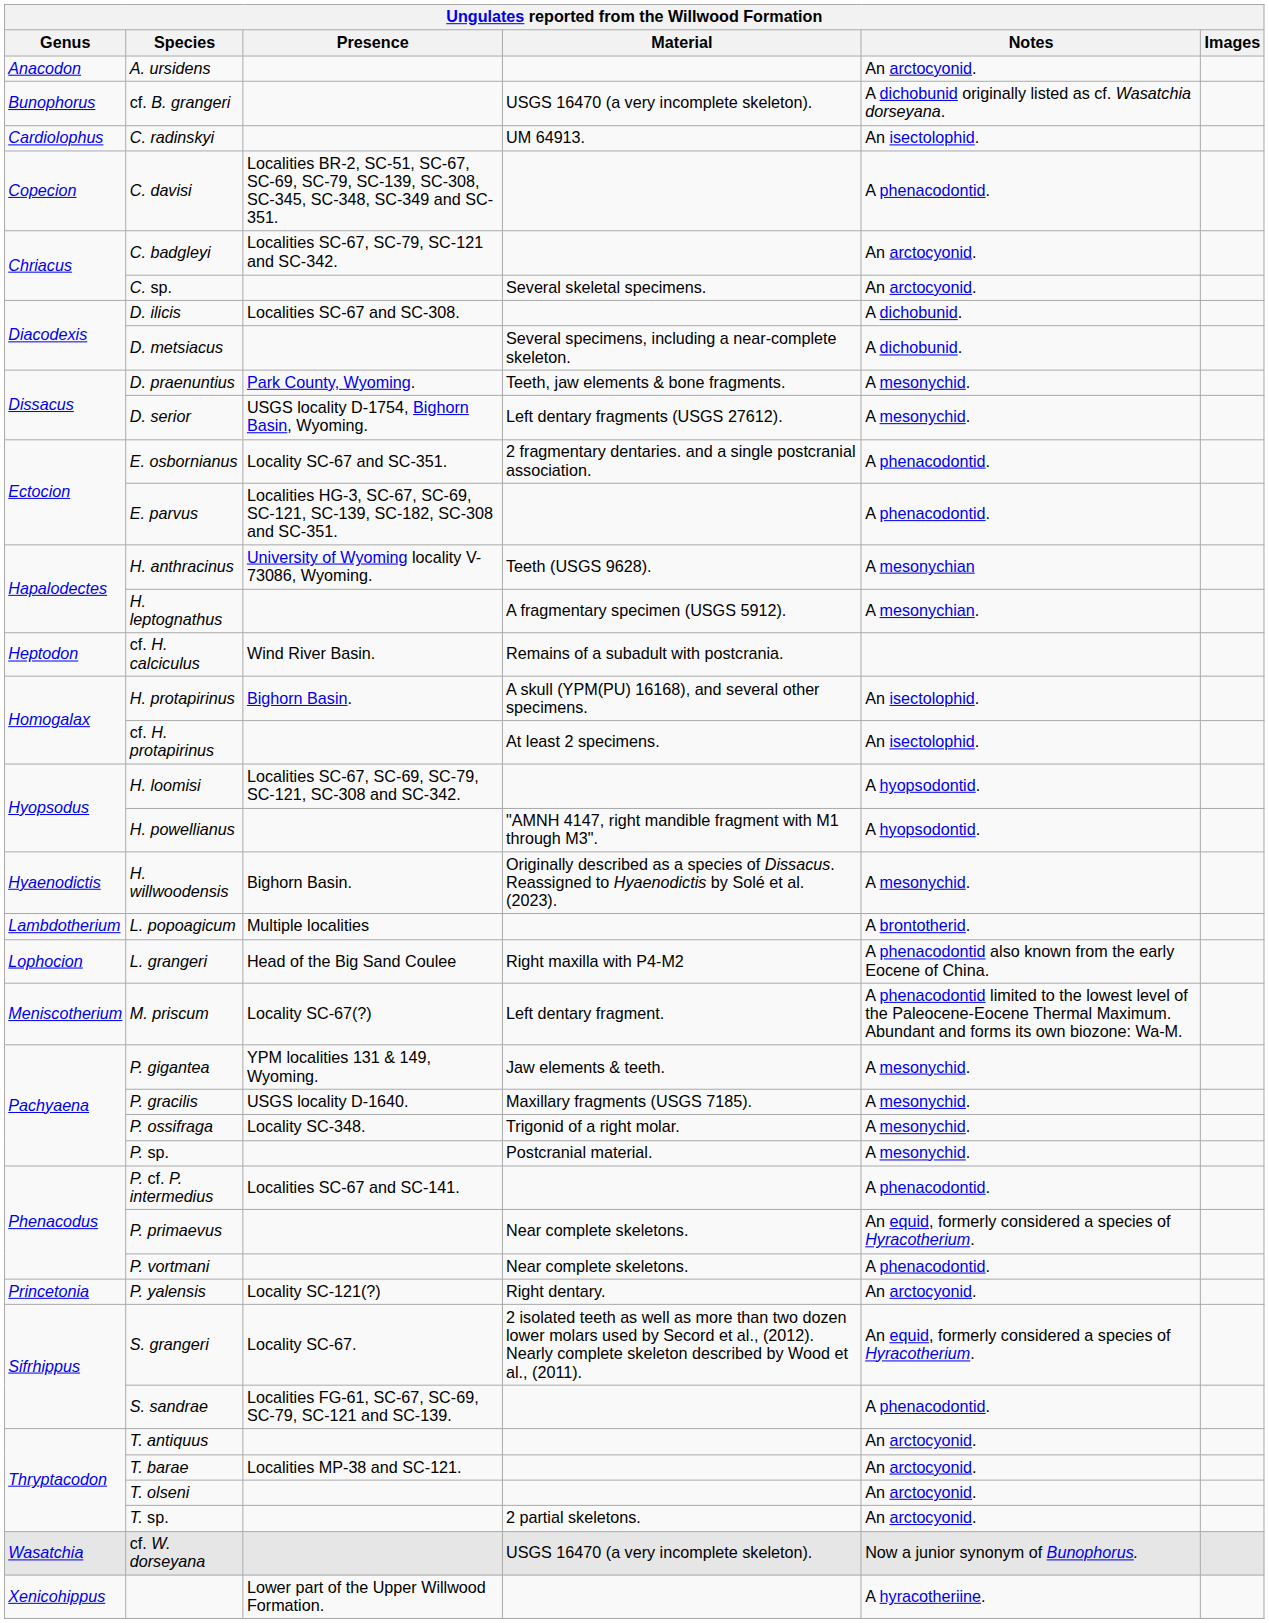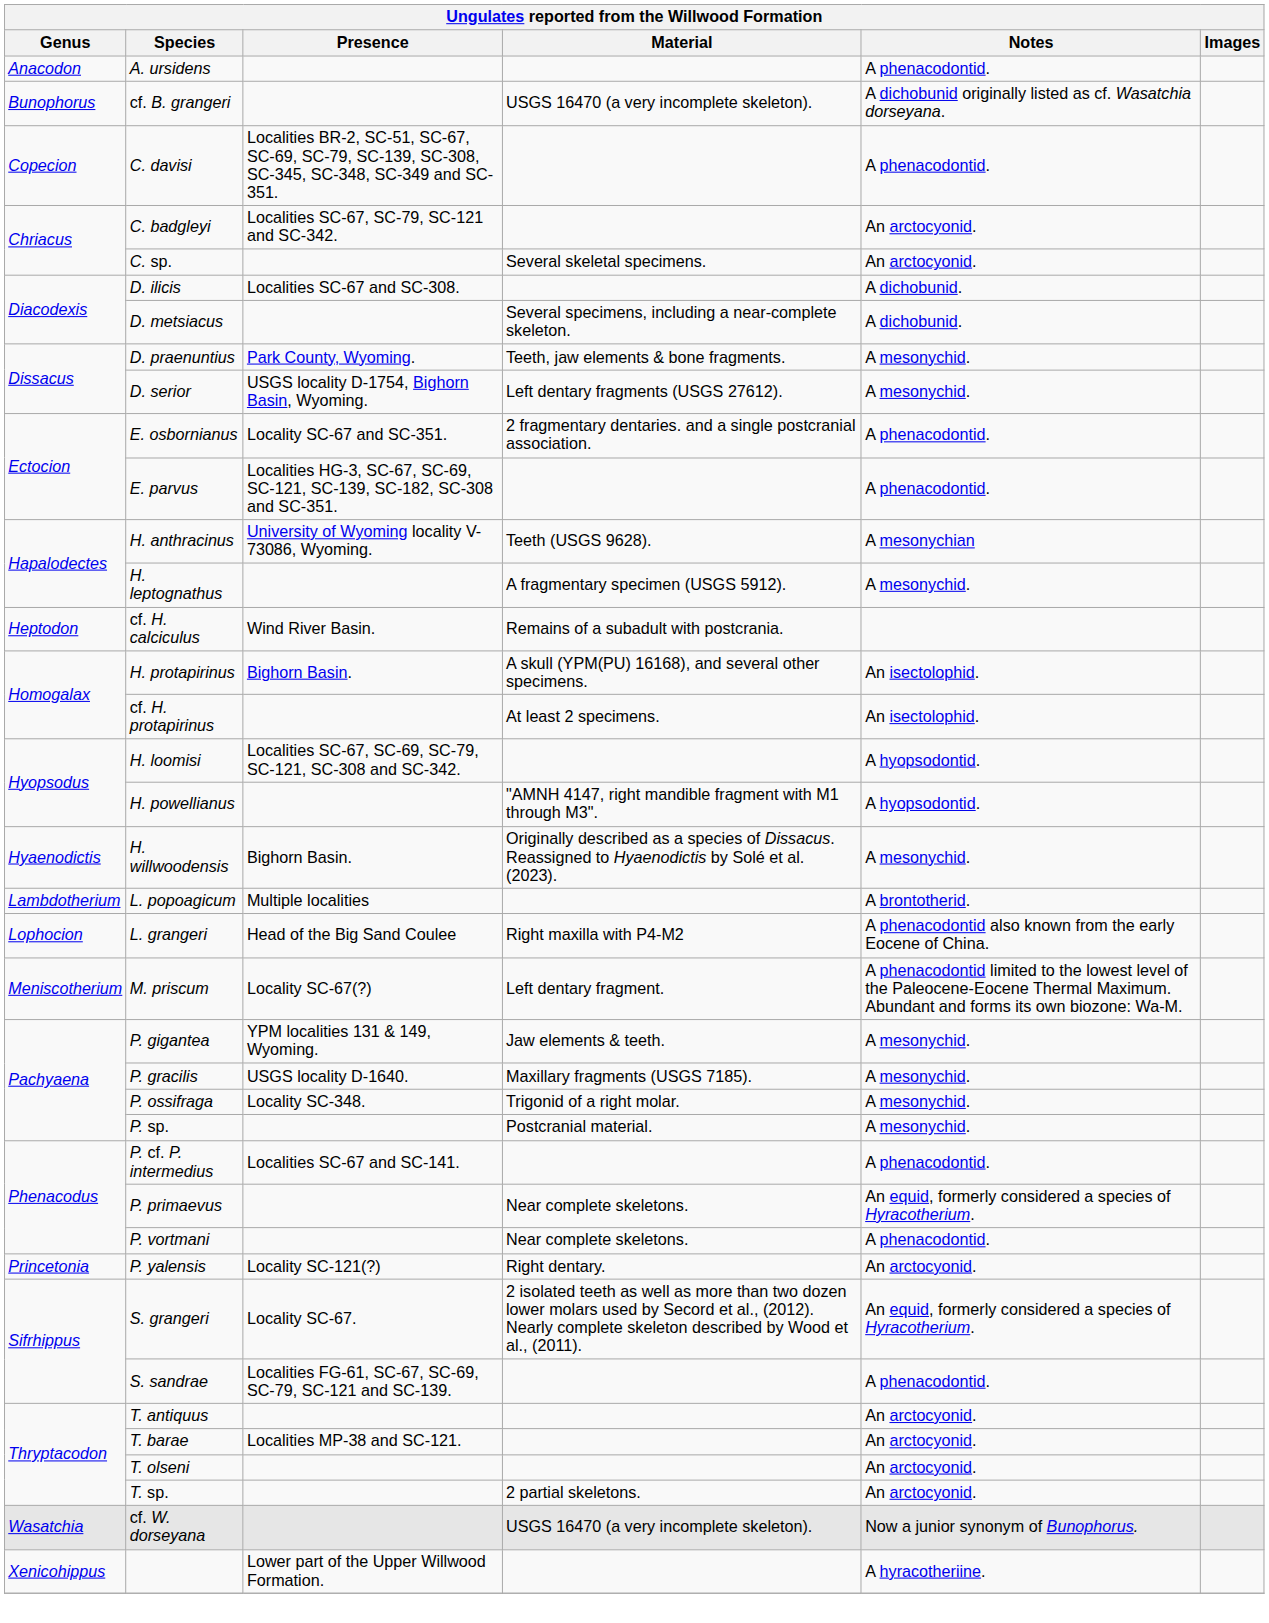(921, 68) An arctocyonid. -> (928, 68) A phenacodontid.
- row: (172, 138)
(922, 610) A mesonychian. -> (918, 585) A mesonychid.
